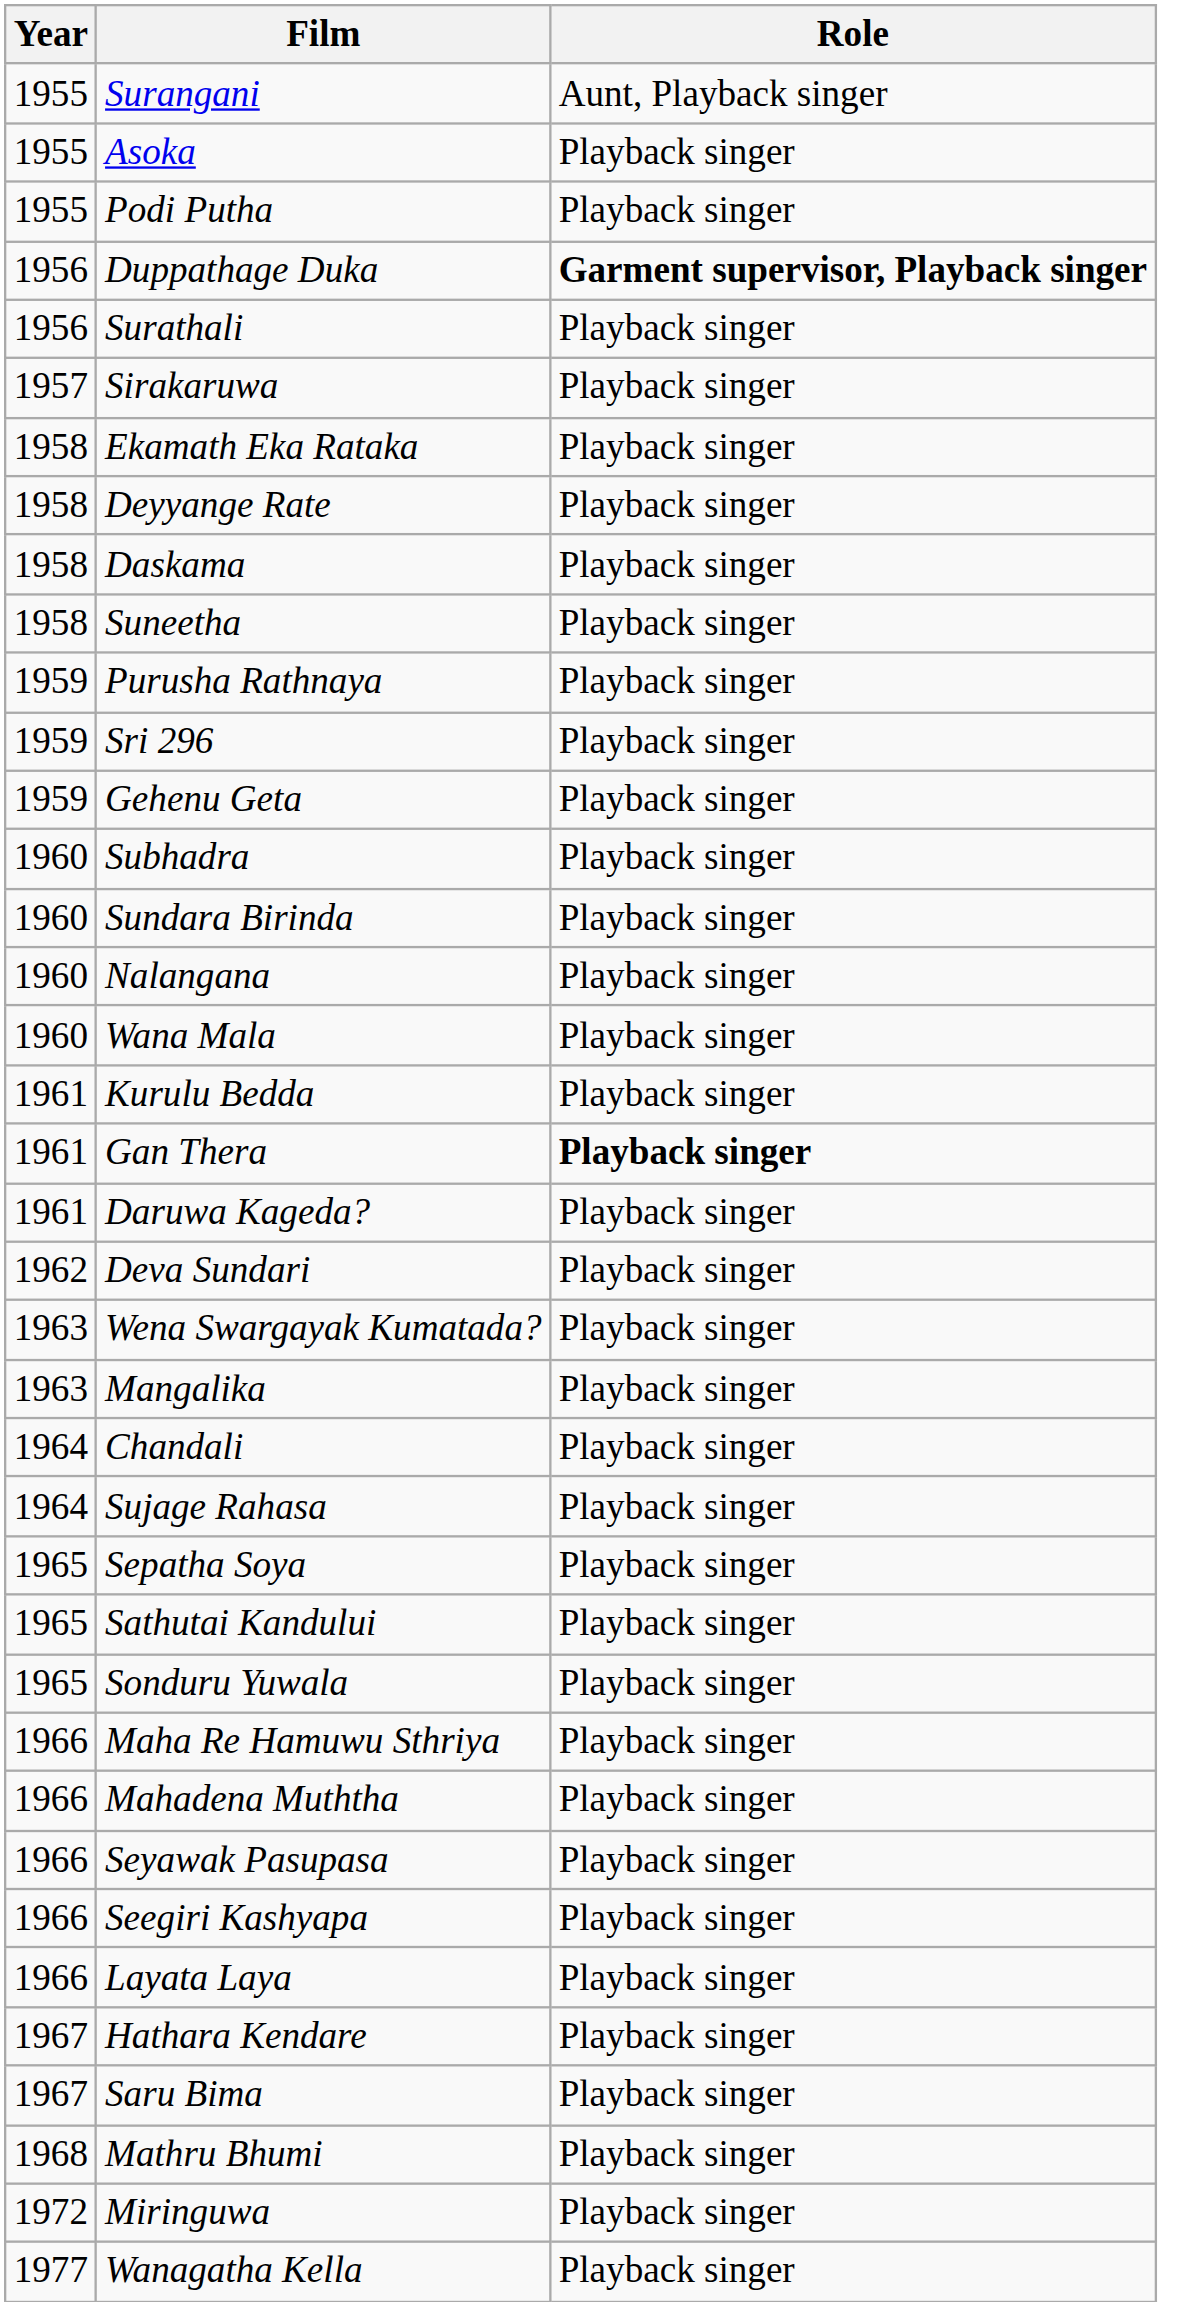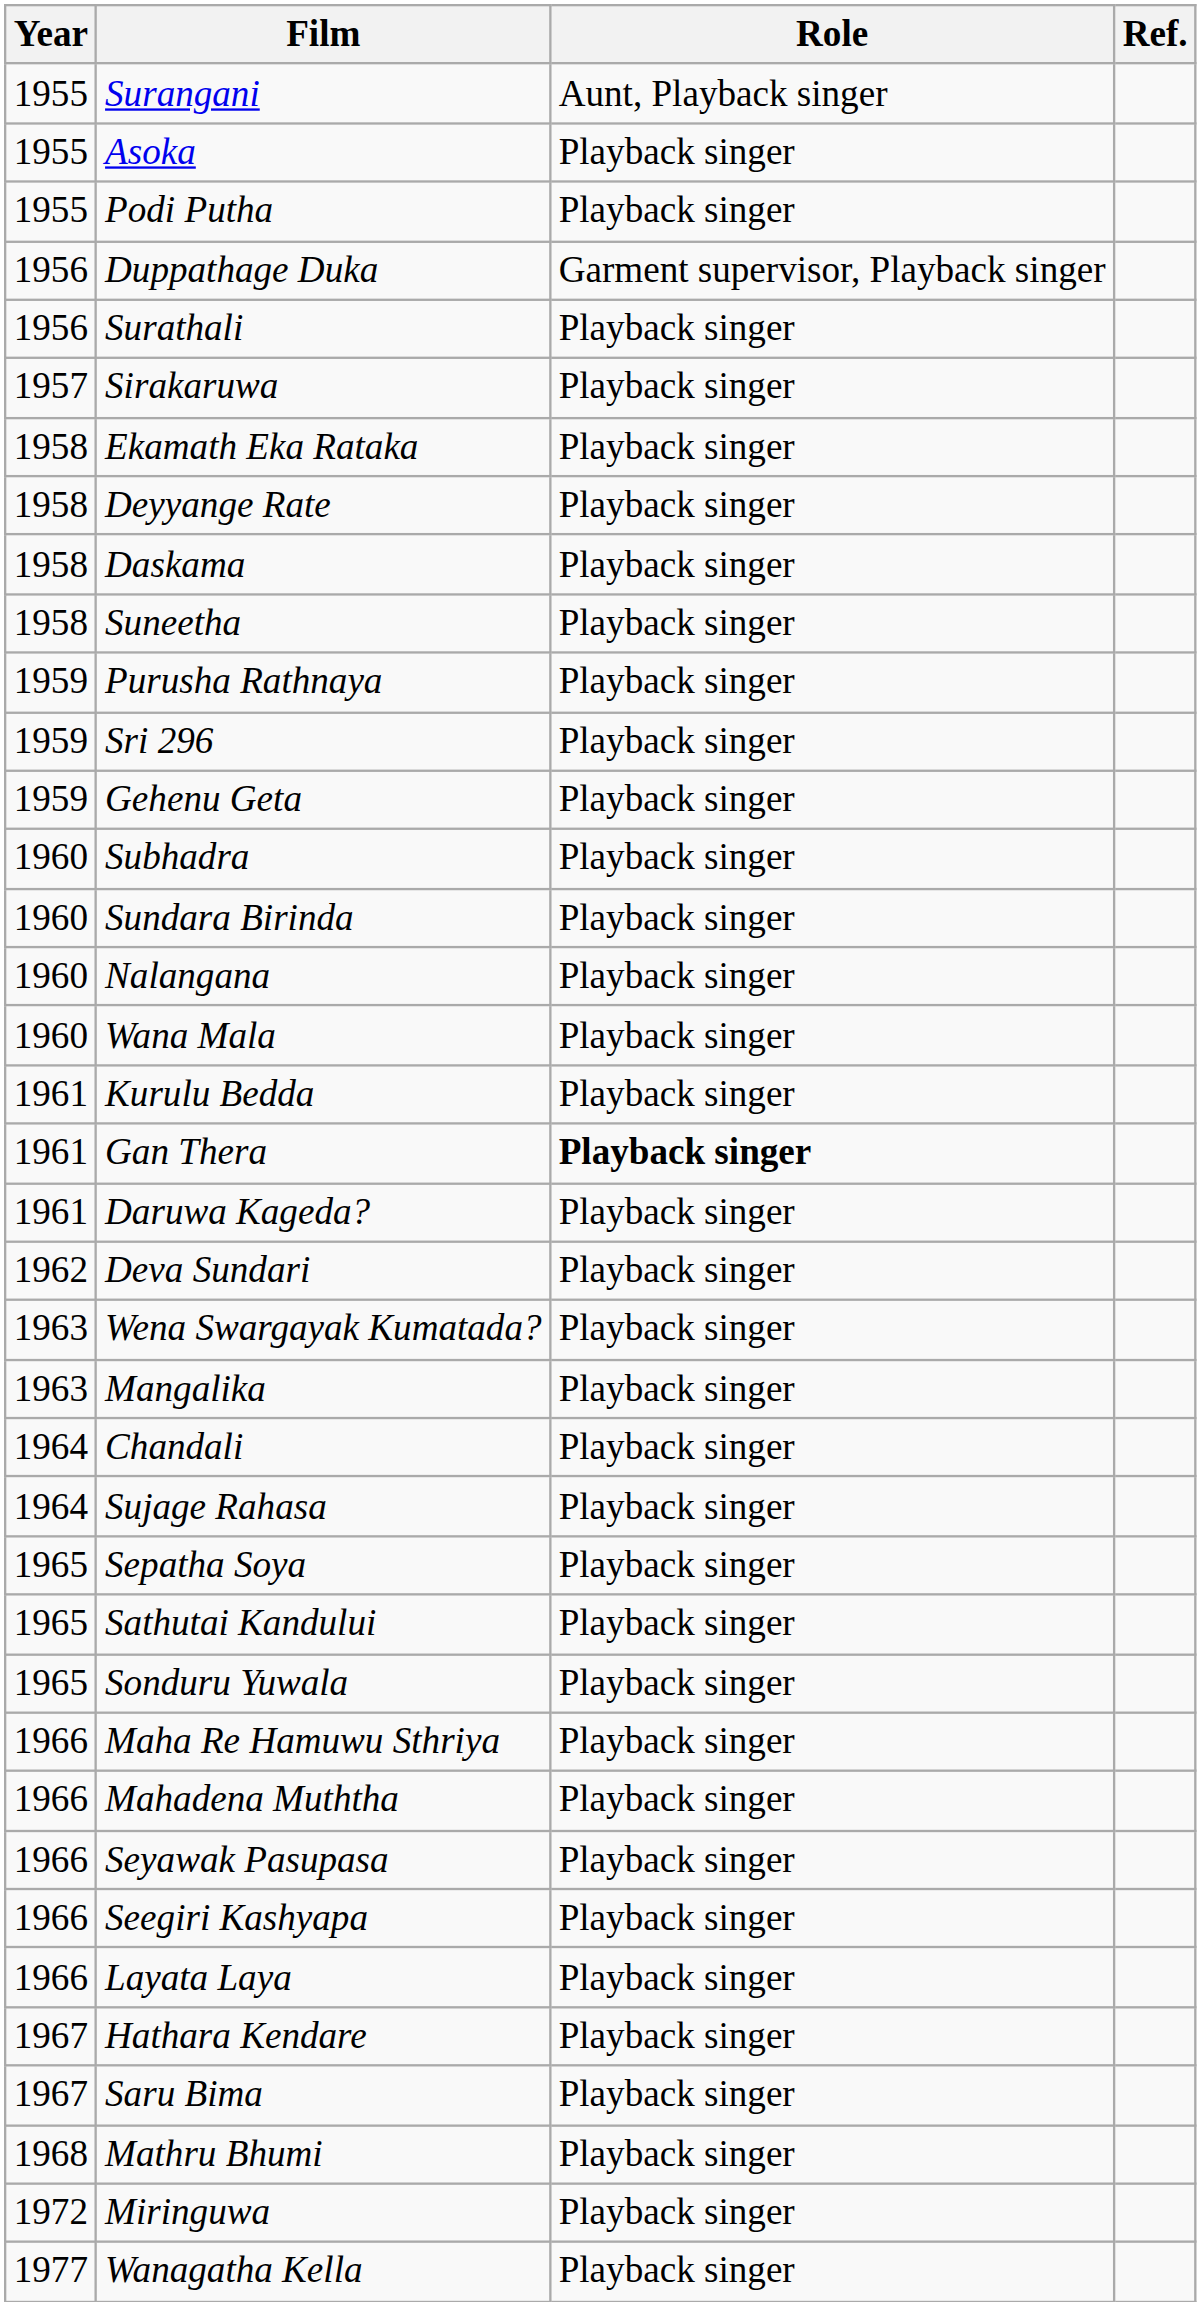+ column: (1155, 33)
(853, 269) bold -> (832, 269) normal
